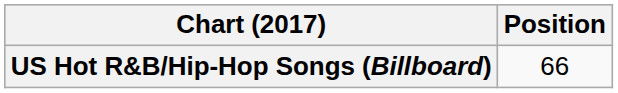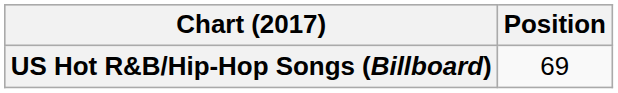(555, 66) 66 -> (555, 66) 69
